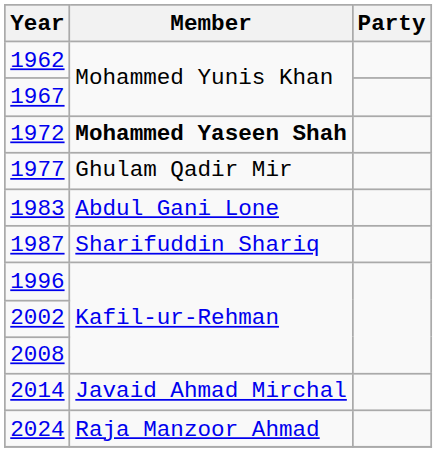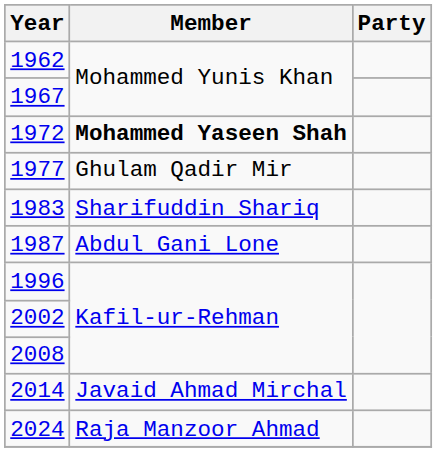(177, 208) Abdul Gani Lone -> (198, 208) Sharifuddin Shariq
(198, 245) Sharifuddin Shariq -> (177, 245) Abdul Gani Lone
